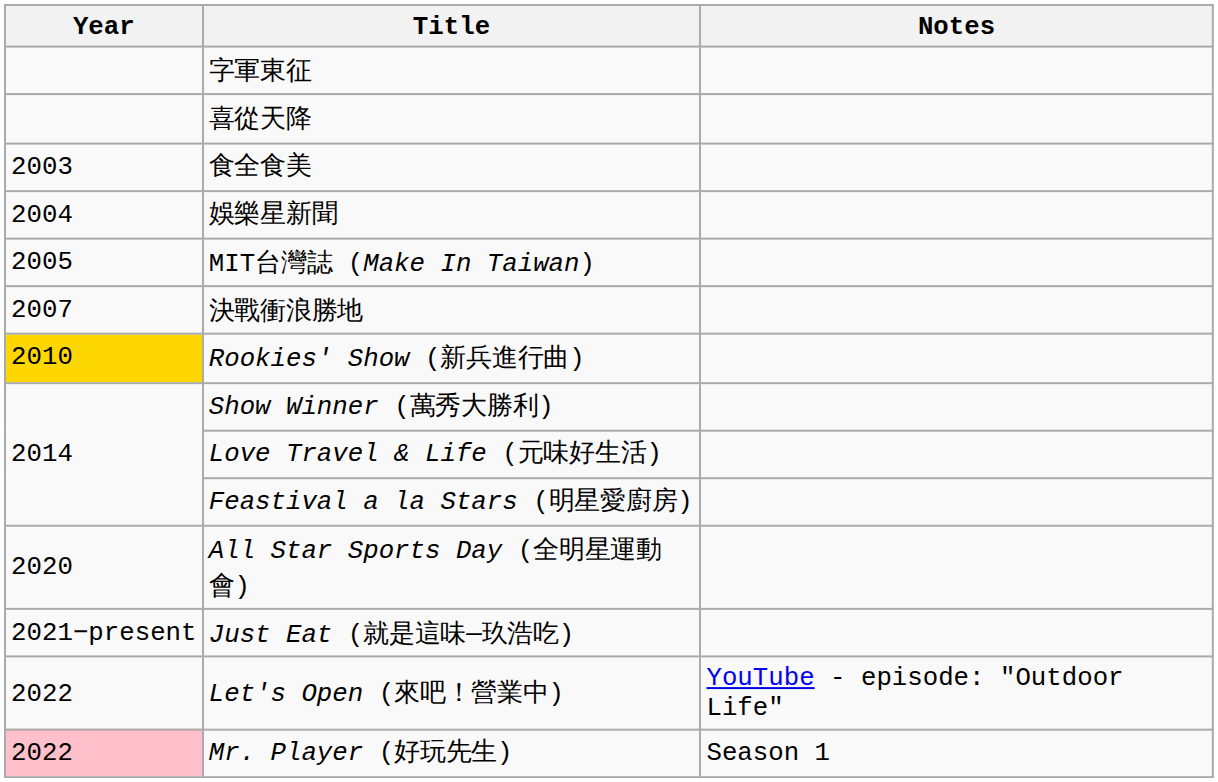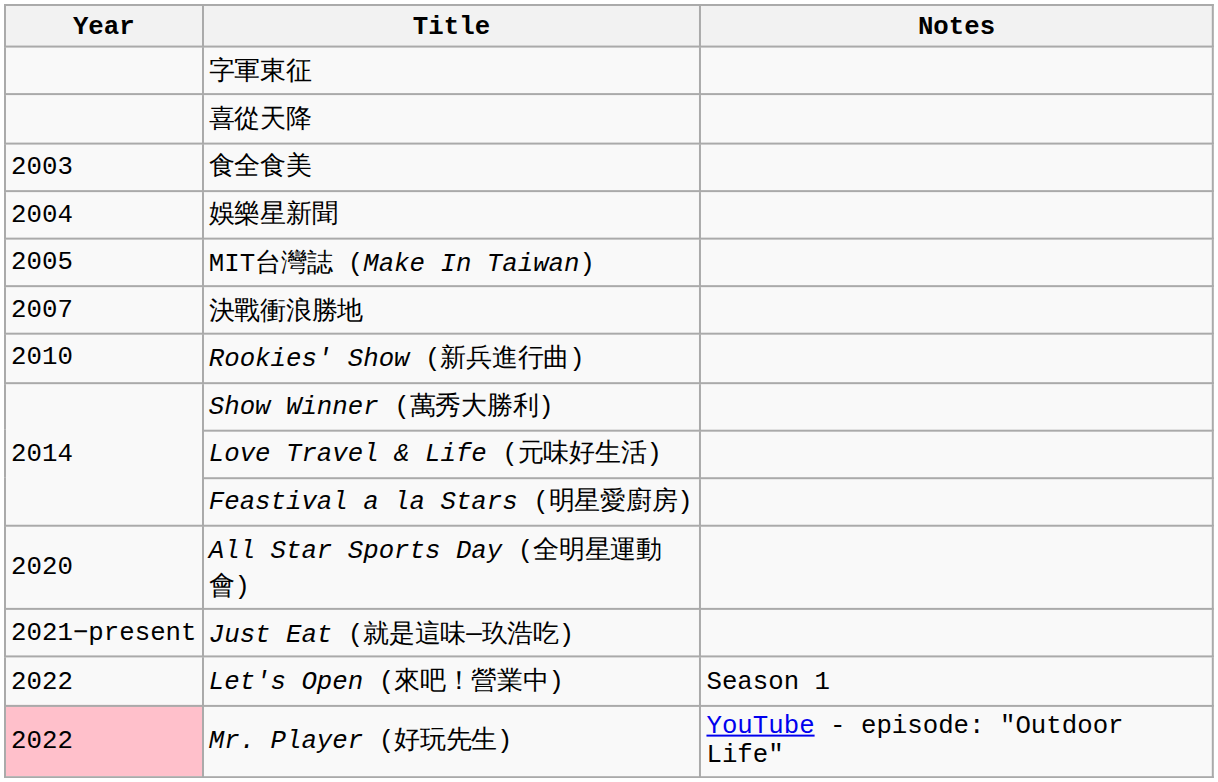(42, 358) gold background -> (42, 358) no background
(915, 693) YouTube - episode: "Outdoor Life" -> (768, 681) Season 1
(768, 753) Season 1 -> (915, 741) YouTube - episode: "Outdoor Life"
